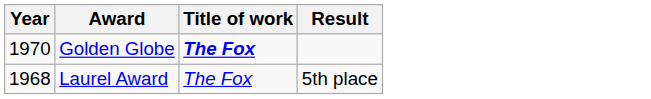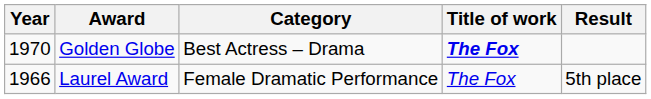+ column: (311, 19)
(30, 78) 1968 -> (30, 78) 1966
